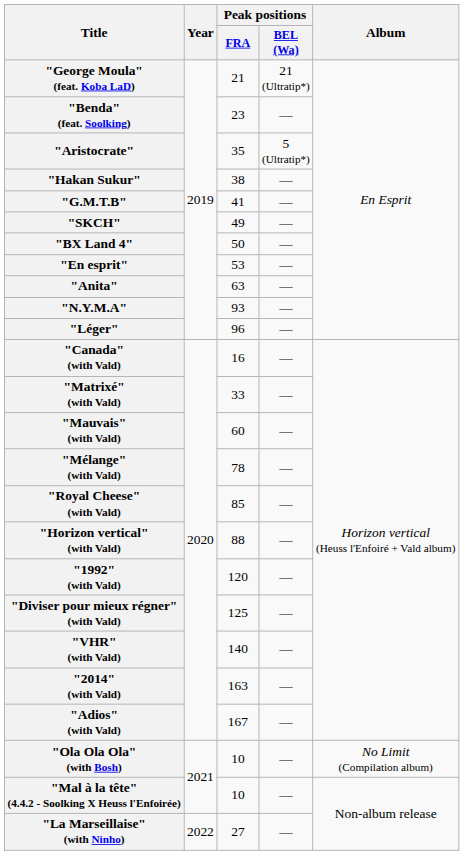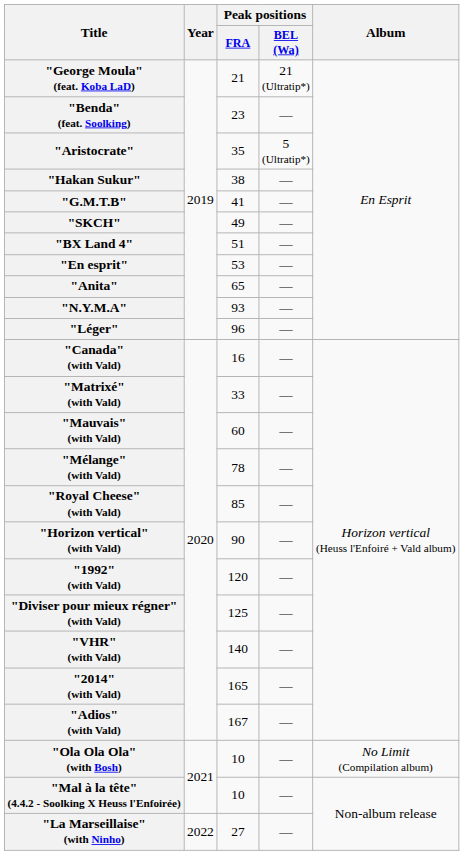(238, 243) 50 -> (238, 243) 51
(238, 286) 63 -> (238, 286) 65
(238, 540) 88 -> (238, 540) 90
(238, 686) 163 -> (238, 686) 165
